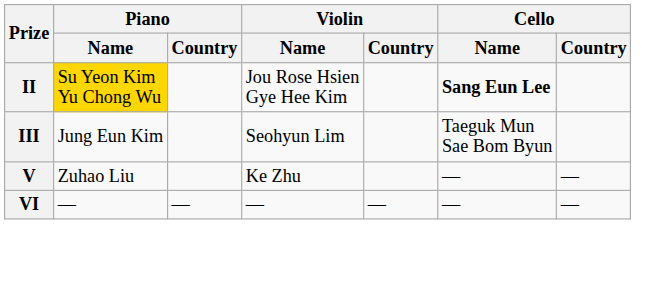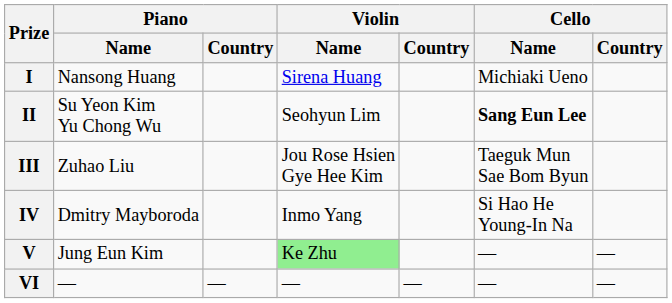+ row: (29, 76)
(109, 87) gold background -> (109, 116) no background
(303, 87) Jou Rose Hsien Gye Hee Kim -> (331, 116) Seohyun Lim
(110, 136) Jung Eun Kim -> (96, 165) Zuhao Liu
(295, 136) Seohyun Lim -> (338, 165) Jou Rose Hsien Gye Hee Kim
+ row: (29, 214)
(96, 175) Zuhao Liu -> (110, 254) Jung Eun Kim
(273, 175) no background -> (309, 254) lightgreen background
